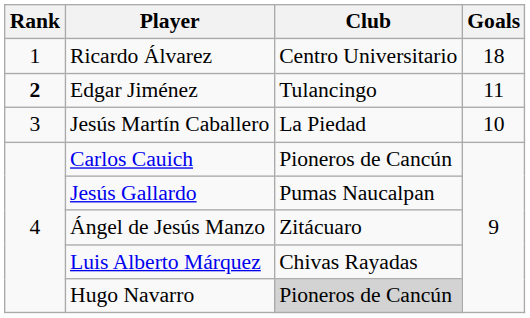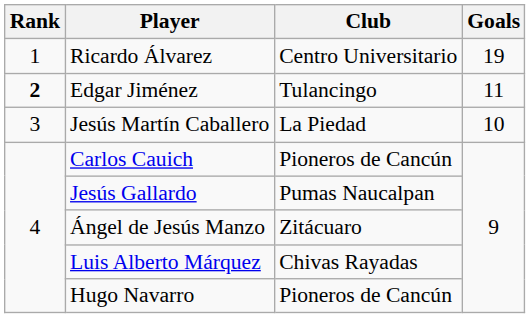(494, 55) 18 -> (494, 55) 19
(366, 295) lightgrey background -> (366, 295) no background
